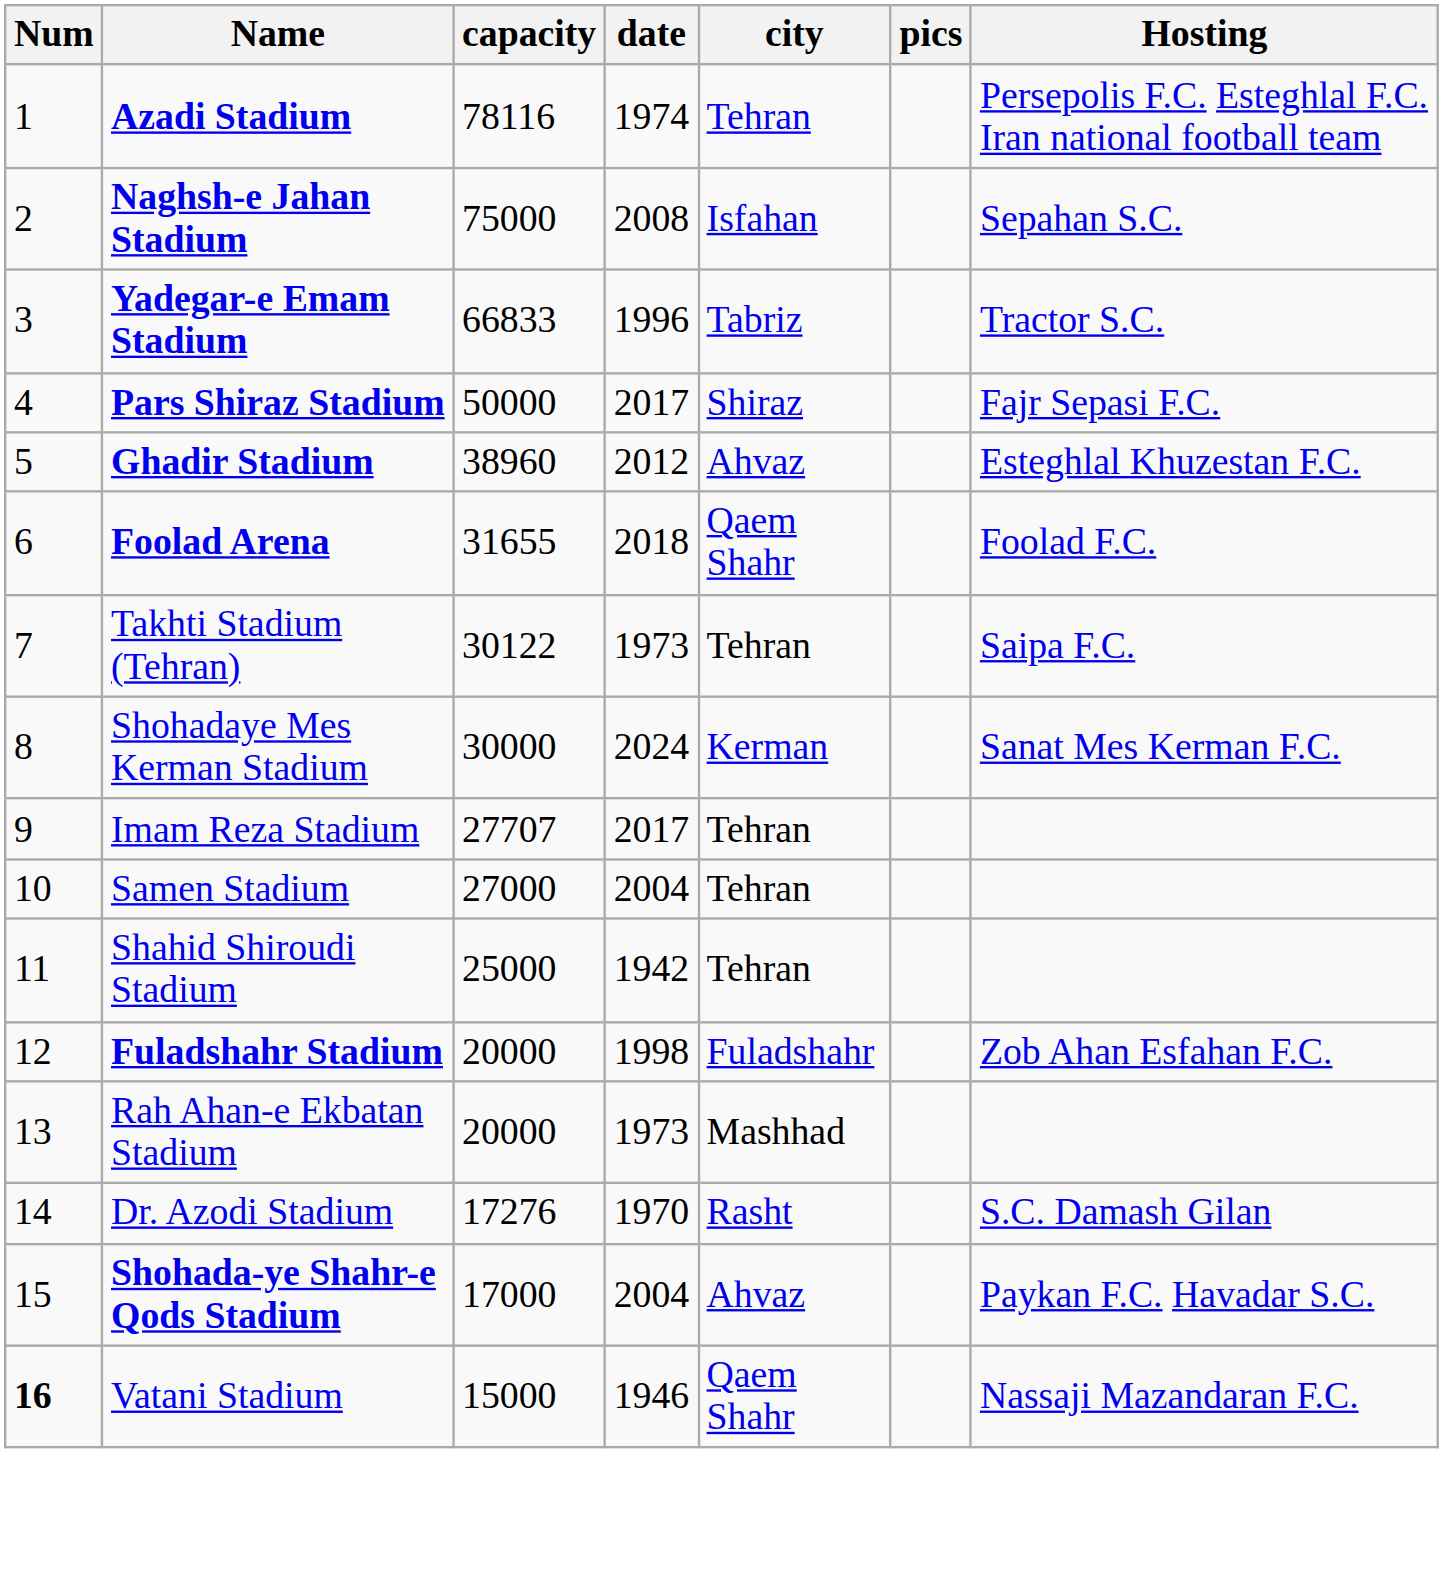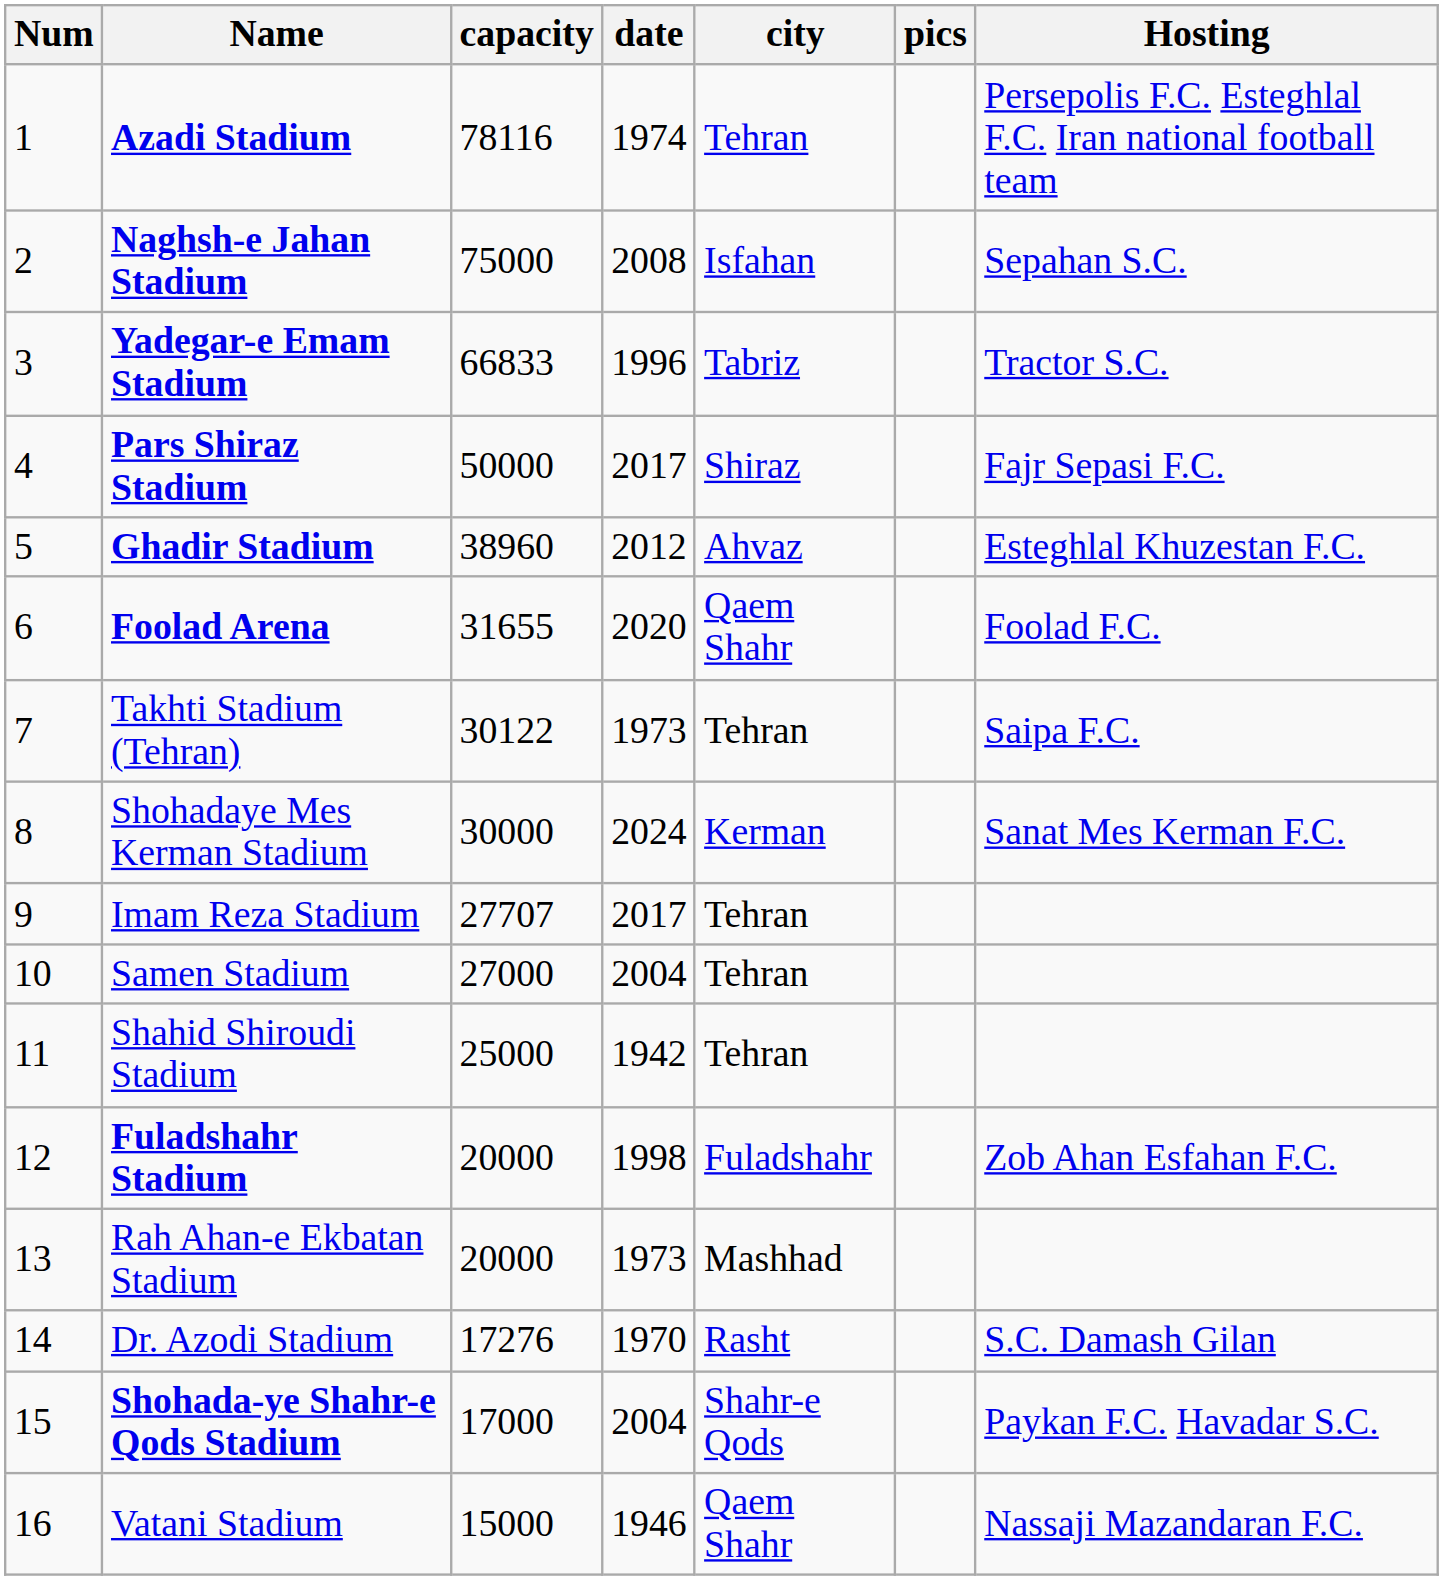(651, 542) 2018 -> (649, 627) 2020
(756, 1293) Ahvaz -> (762, 1421) Shahr-e Qods
(33, 1396) bold -> (33, 1523) normal
